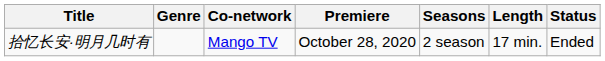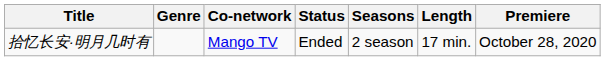columns swapped: (357, 16) <-> (573, 16)
